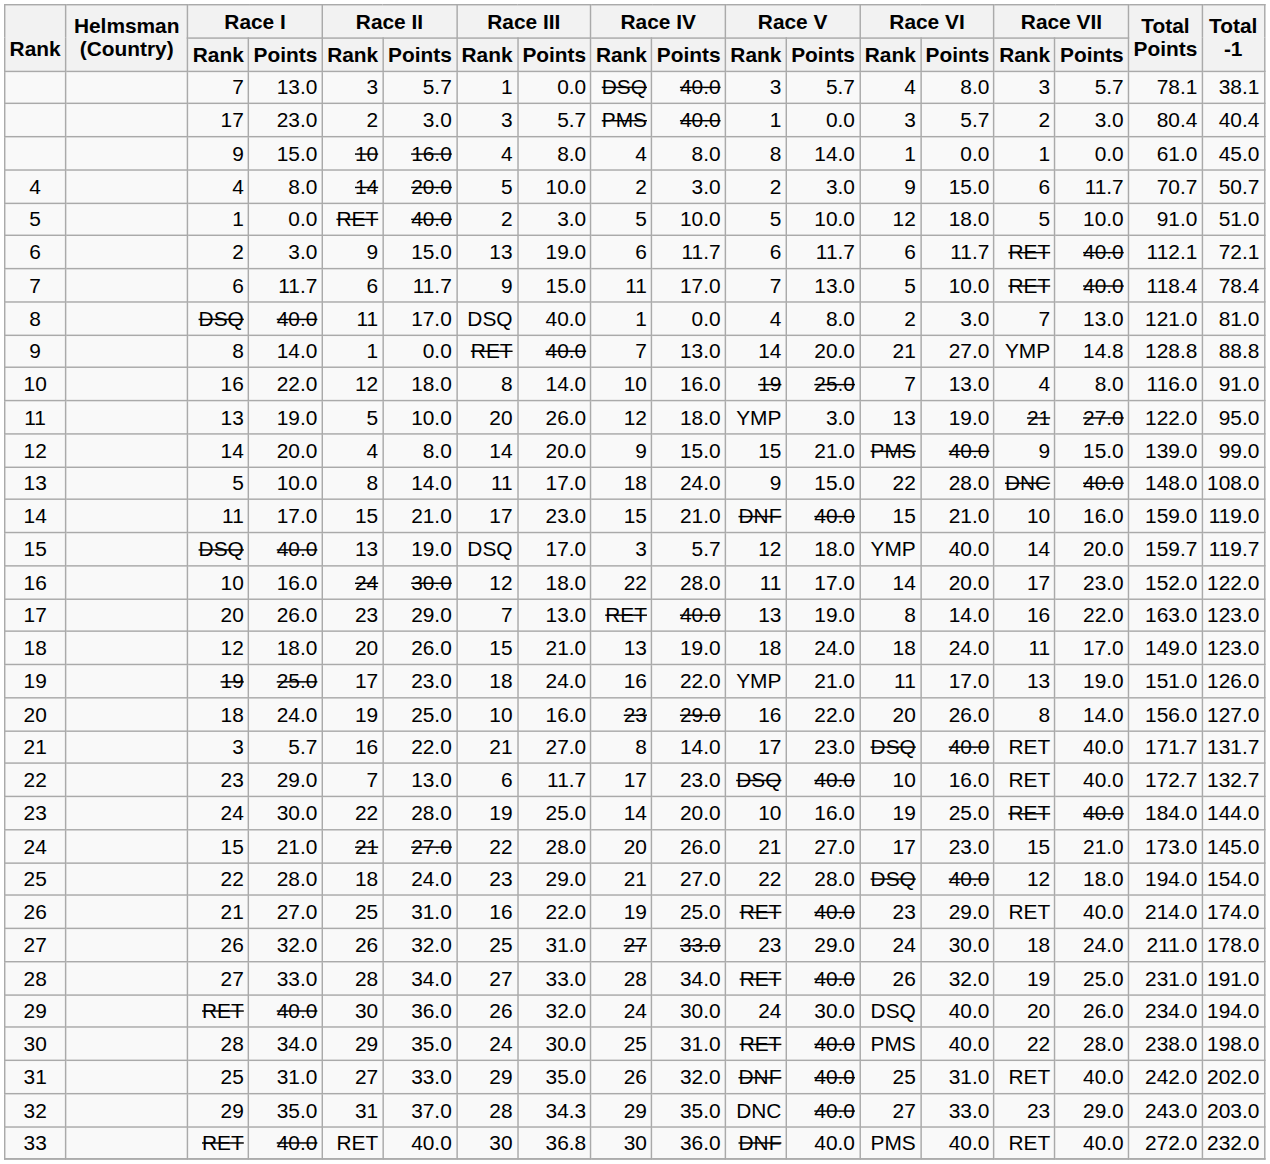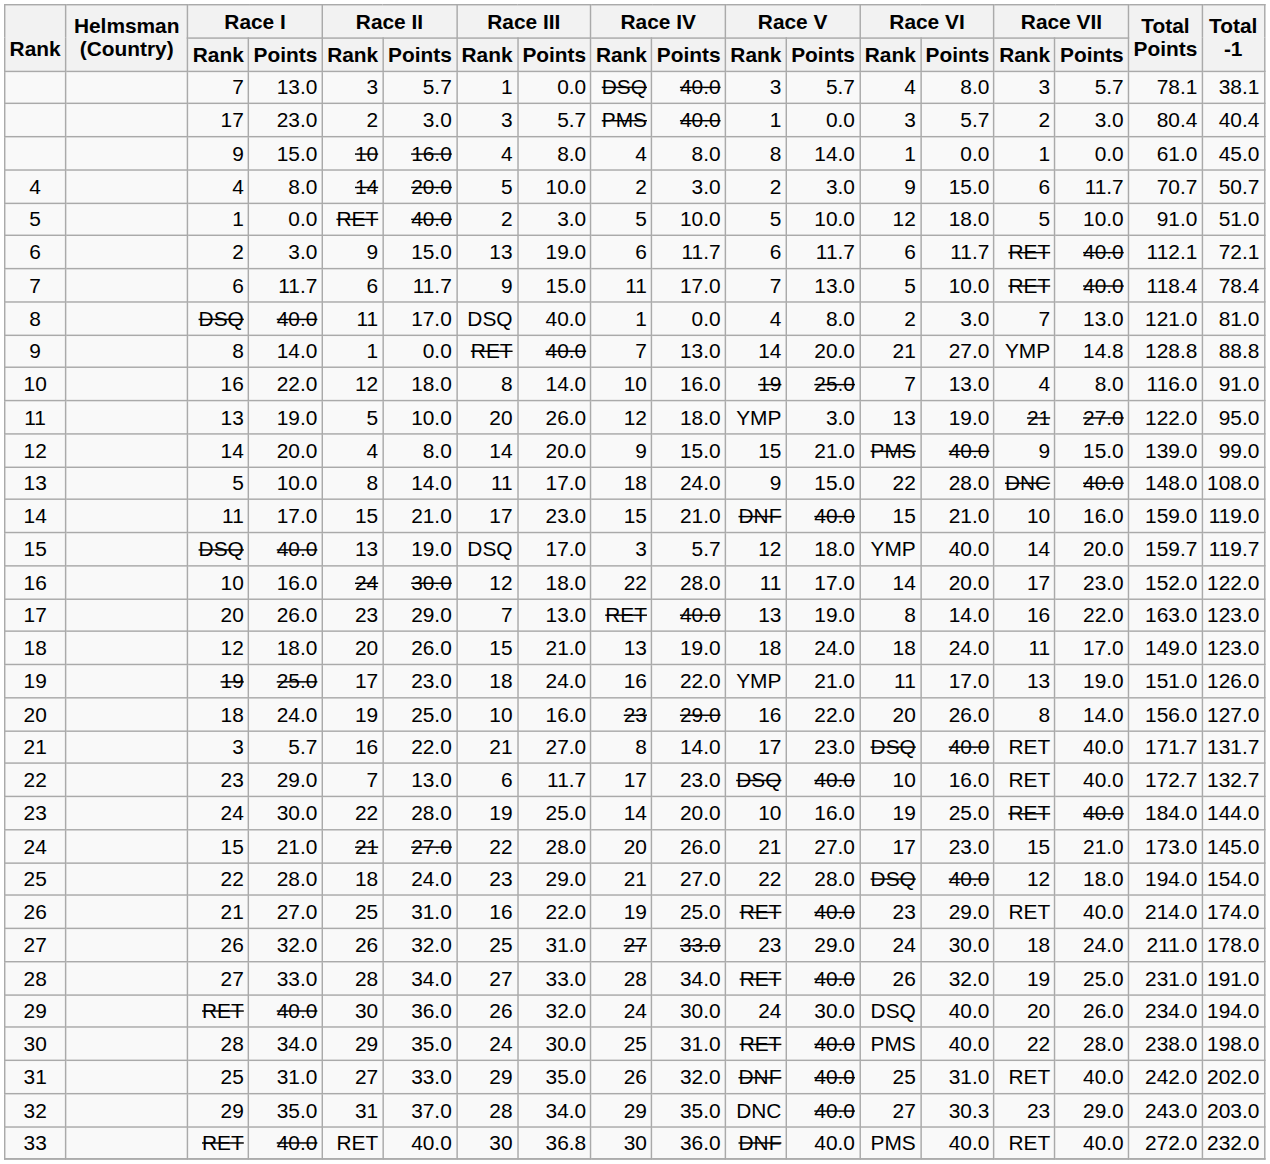(566, 1110) 34.3 -> (566, 1110) 34.0
(969, 1110) 33.0 -> (969, 1110) 30.3
